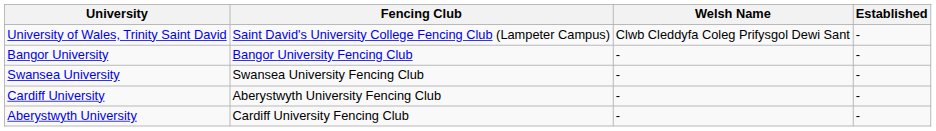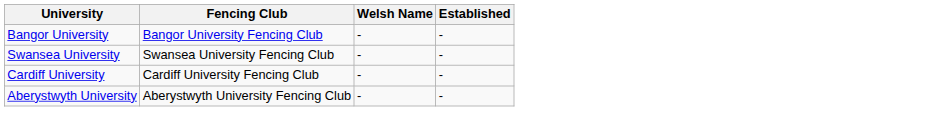- row: (117, 34)
(337, 95) Aberystwyth University Fencing Club -> (231, 75) Cardiff University Fencing Club
(321, 116) Cardiff University Fencing Club -> (247, 95) Aberystwyth University Fencing Club
